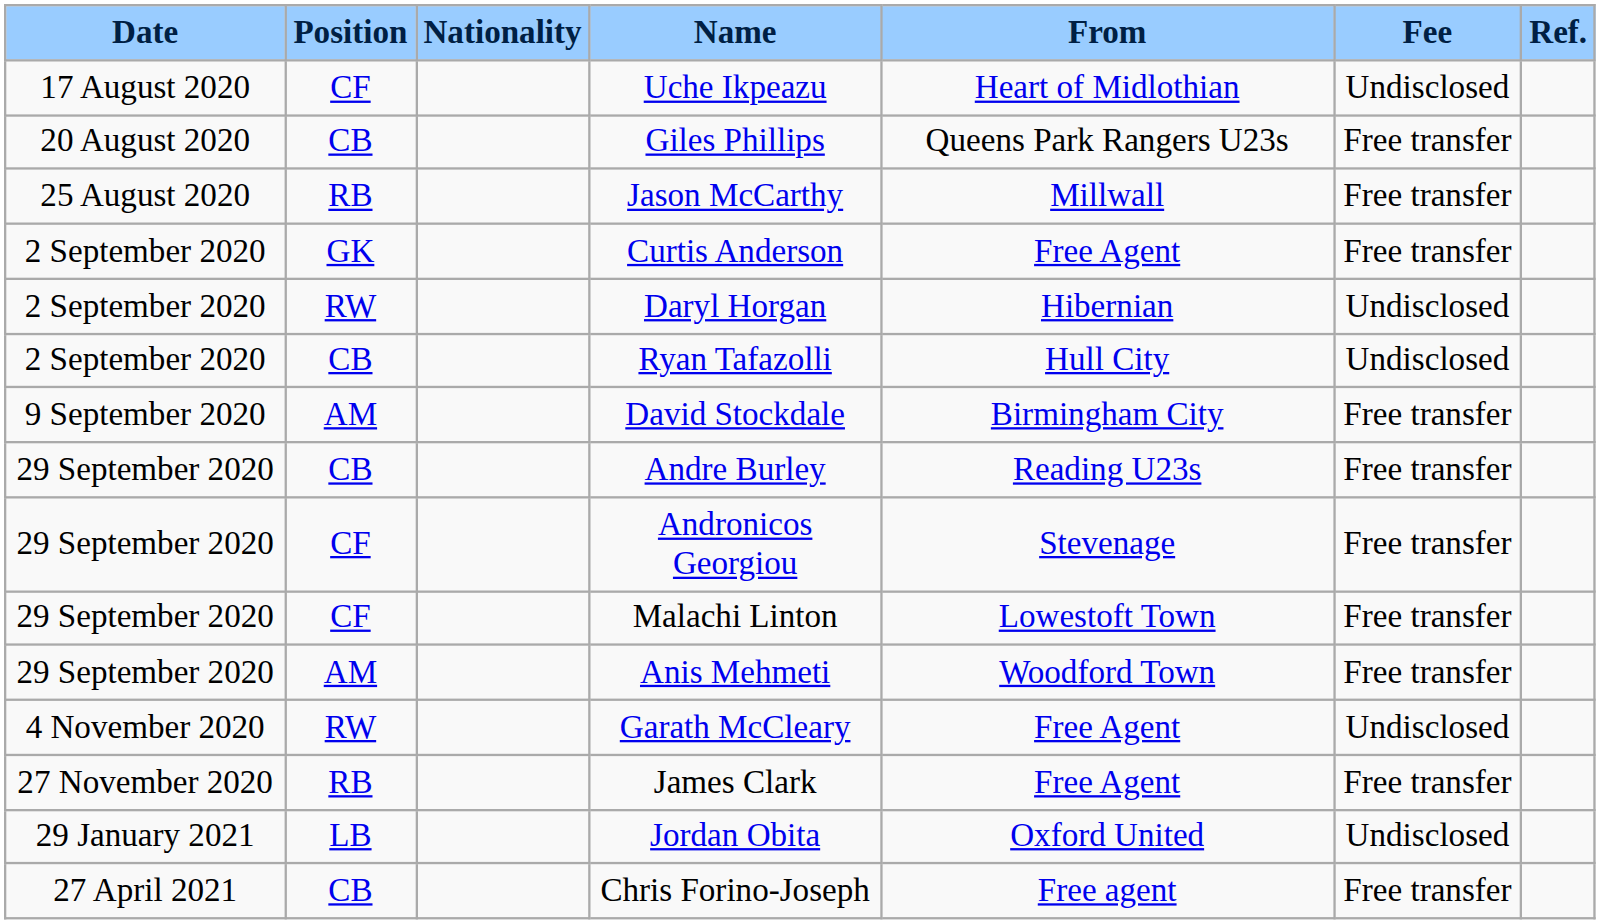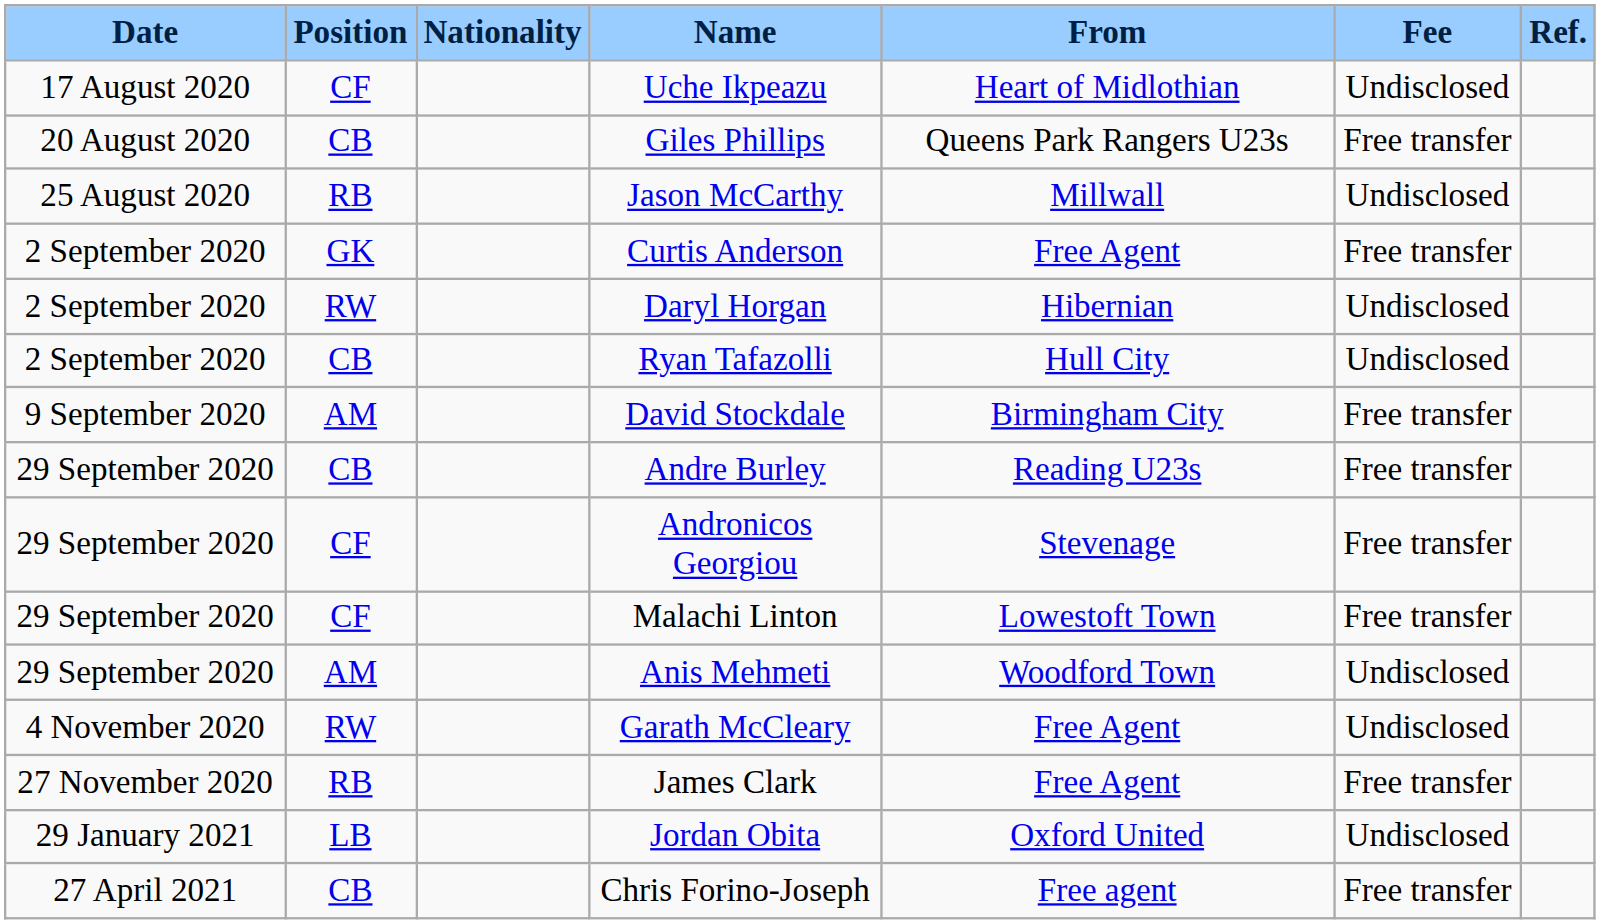(1427, 196) Free transfer -> (1427, 196) Undisclosed
(1427, 672) Free transfer -> (1427, 672) Undisclosed
